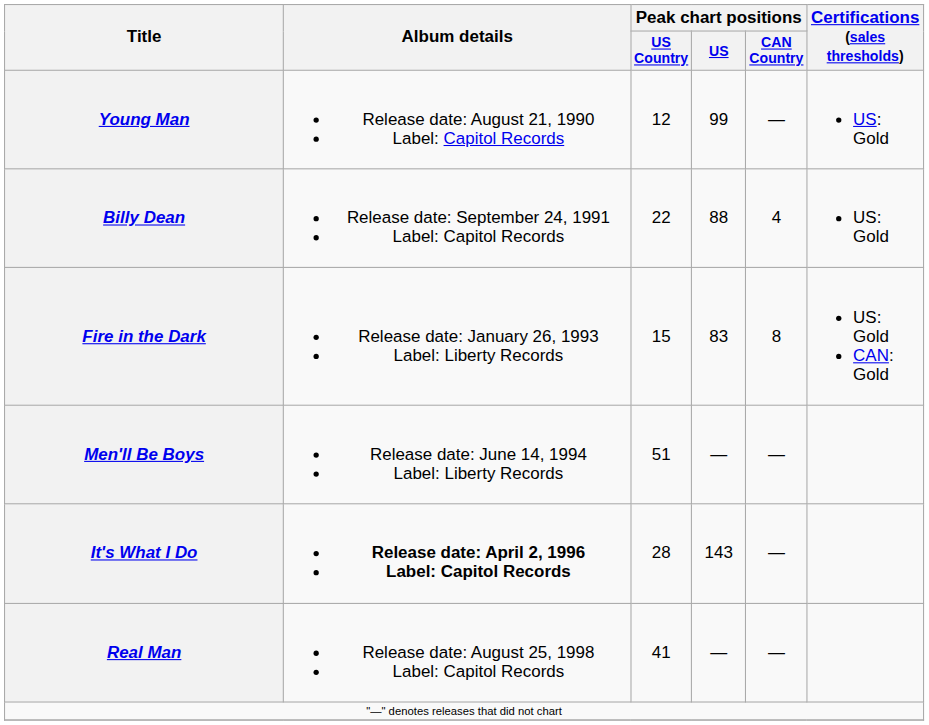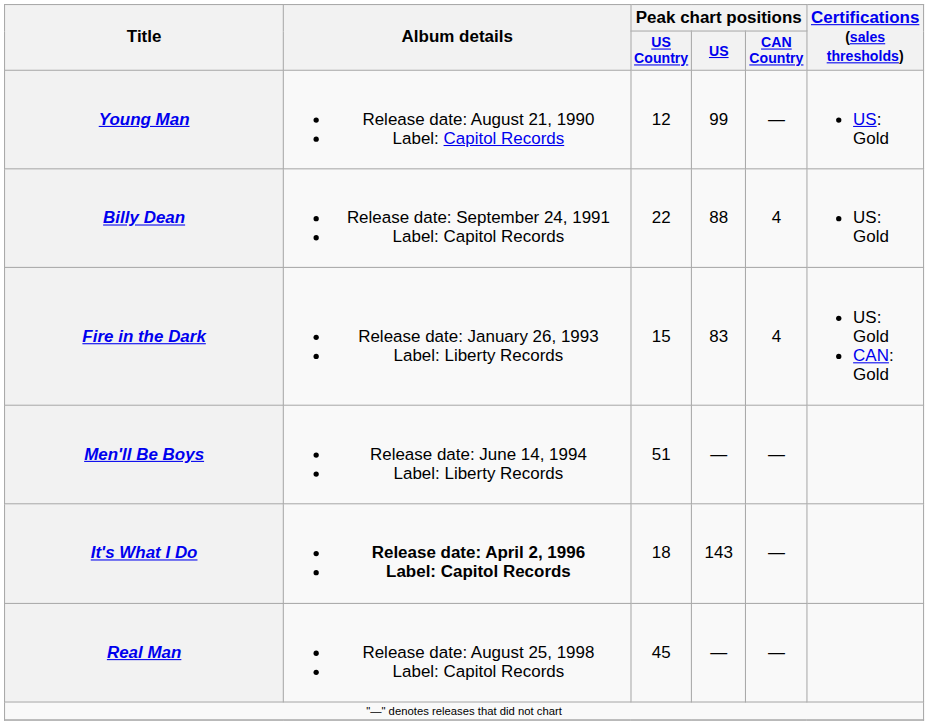(776, 336) 8 -> (776, 336) 4
(661, 553) 28 -> (661, 553) 18
(661, 652) 41 -> (661, 652) 45
